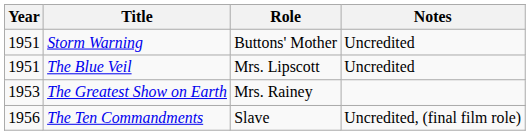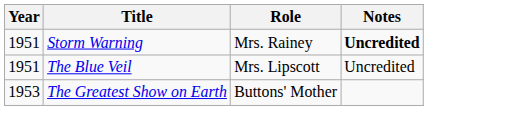(286, 42) Buttons' Mother -> (273, 42) Mrs. Rainey
(379, 42) normal -> (382, 42) bold
(273, 92) Mrs. Rainey -> (286, 92) Buttons' Mother
- row: (125, 117)
